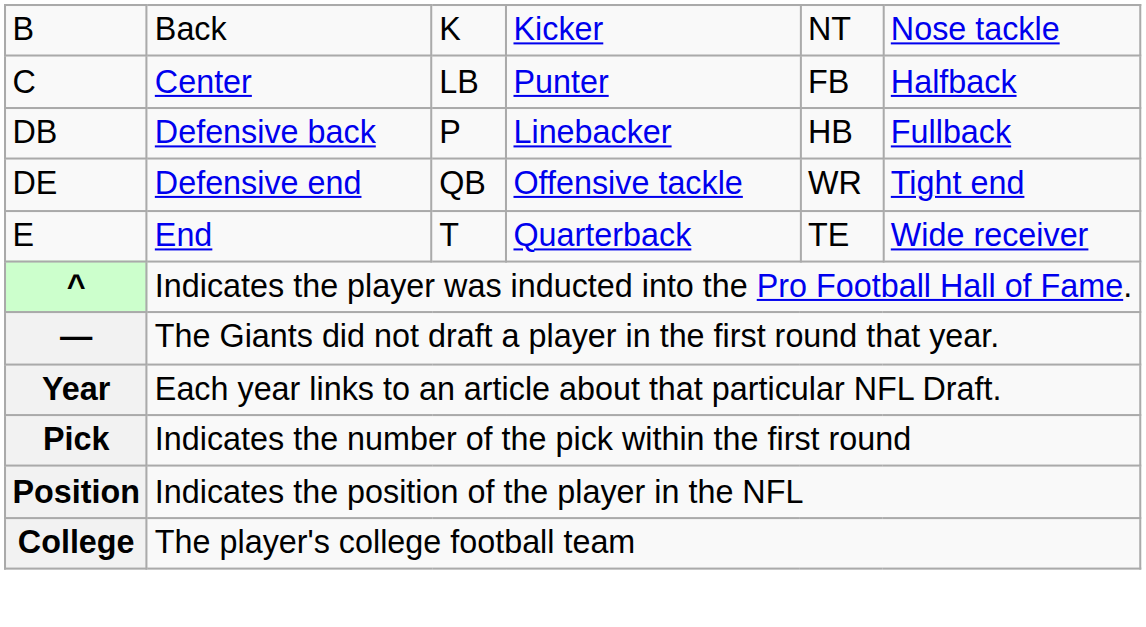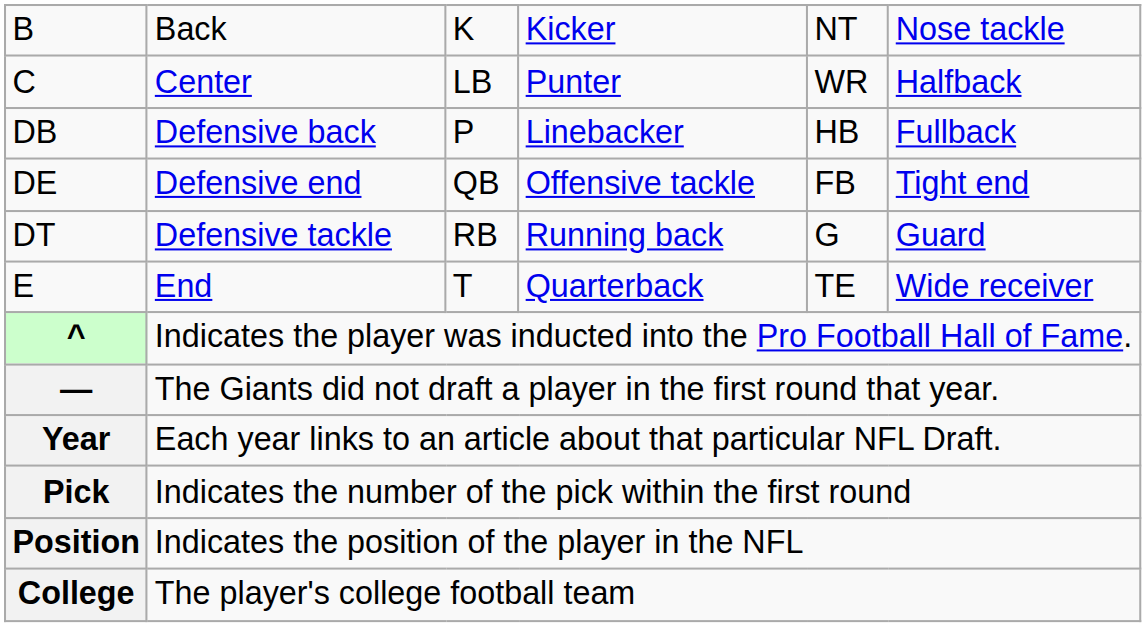(829, 81) FB -> (841, 81) WR
(835, 183) WR -> (835, 183) FB
+ row: (34, 235)
